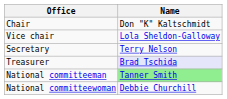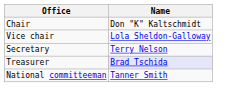(148, 75) lightgreen background -> (139, 75) no background
- row: (61, 88)
